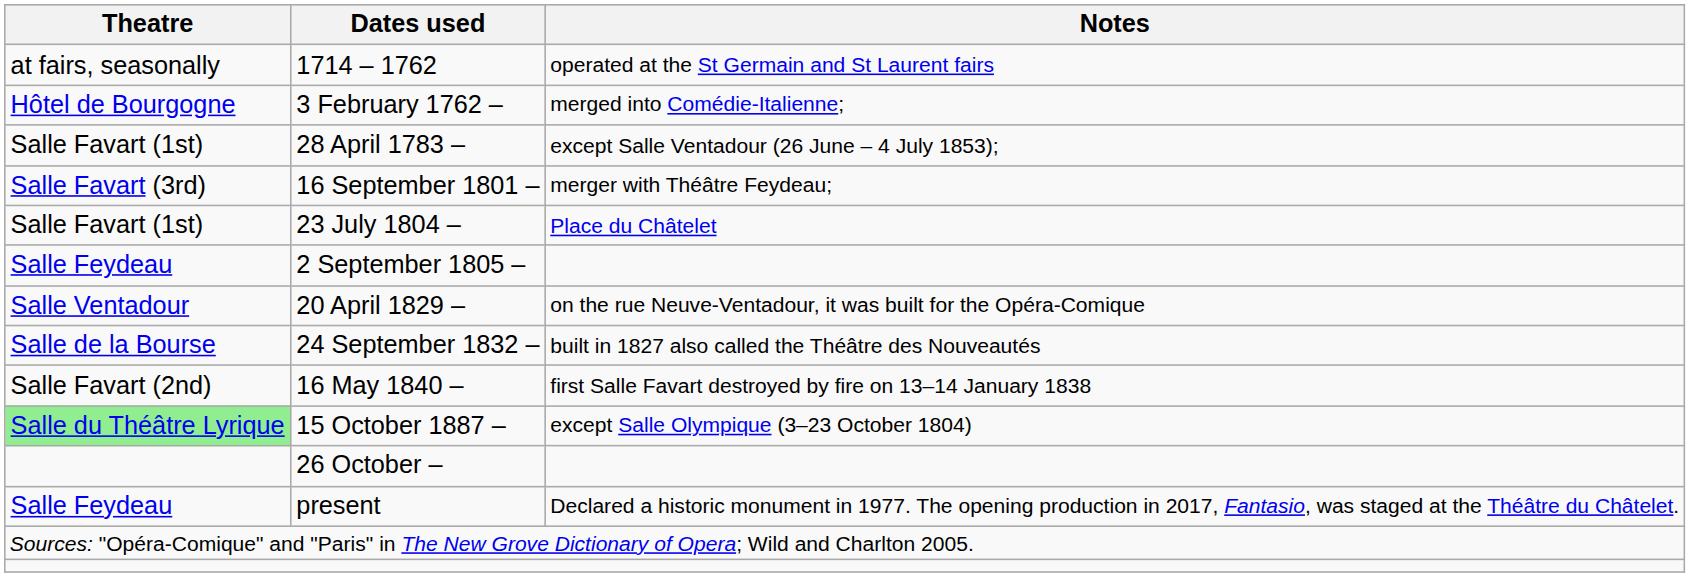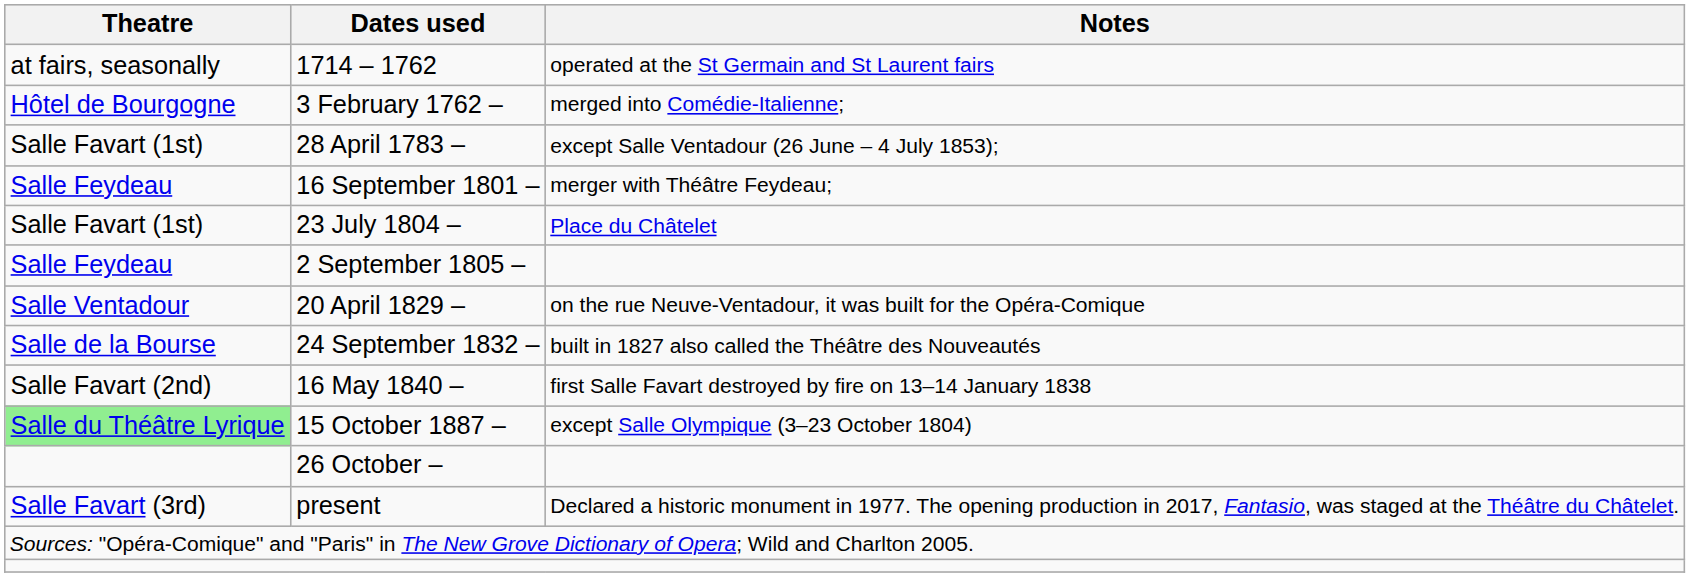(108, 184) Salle Favart (3rd) -> (91, 184) Salle Feydeau
(91, 505) Salle Feydeau -> (108, 505) Salle Favart (3rd)
